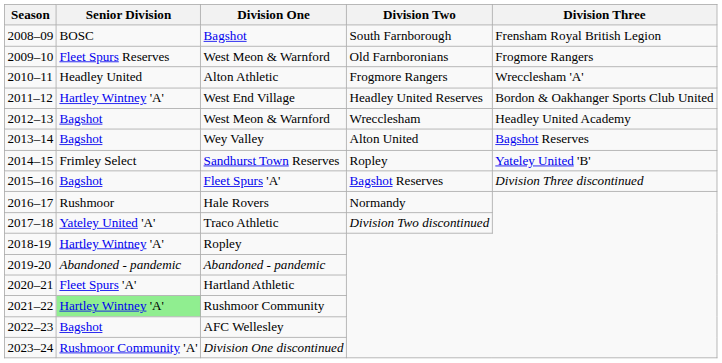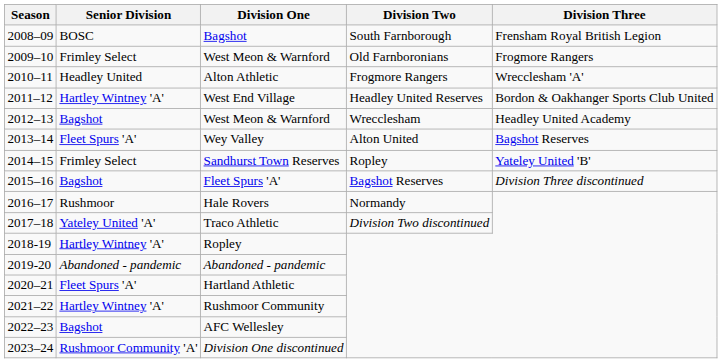(114, 56) Fleet Spurs Reserves -> (98, 56) Frimley Select
(81, 139) Bagshot -> (98, 139) Fleet Spurs 'A'
(112, 306) lightgreen background -> (112, 306) no background
